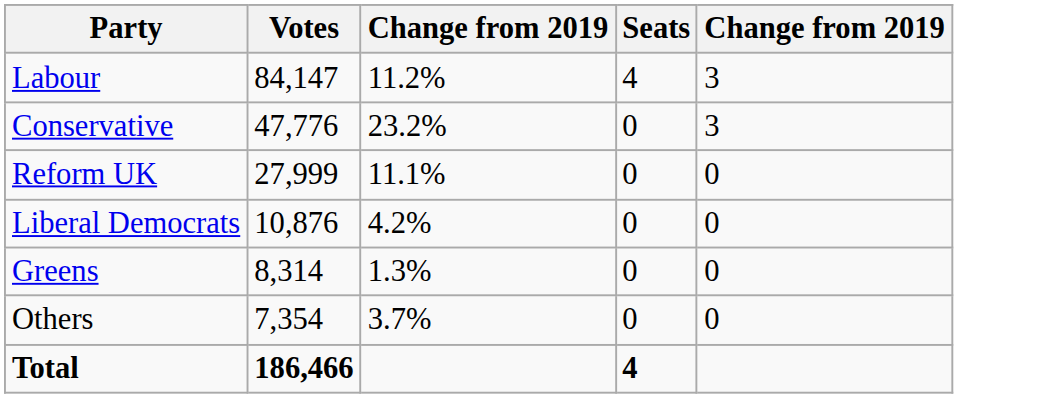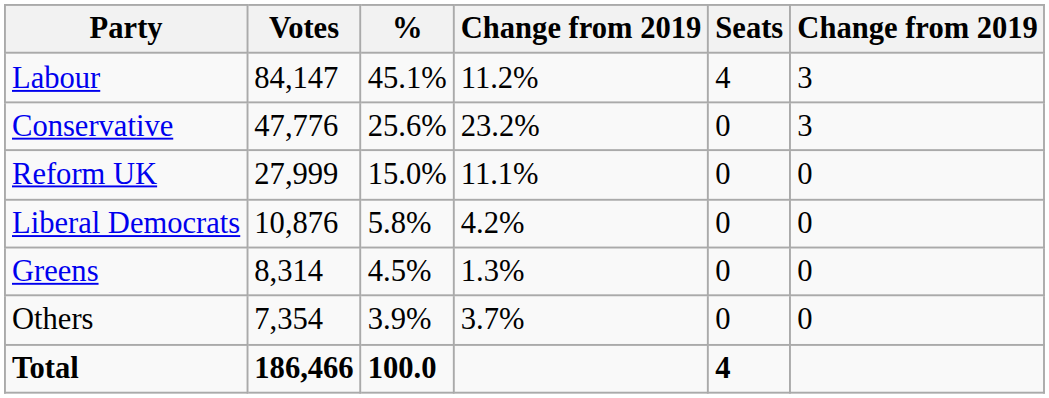+ column: (407, 28)
